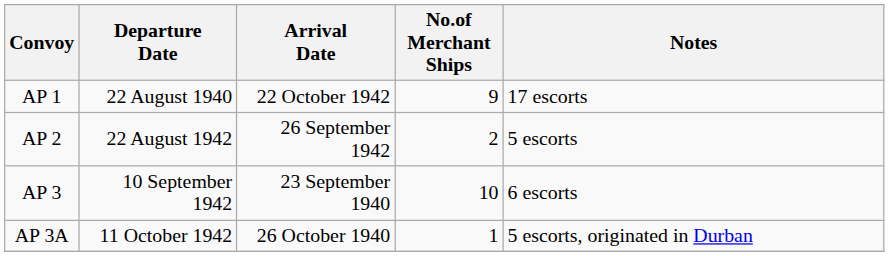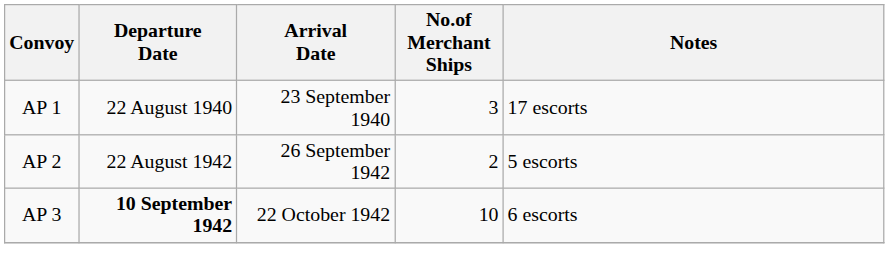(323, 96) 22 October 1942 -> (335, 107) 23 September 1940
(494, 96) 9 -> (494, 107) 3
(177, 192) normal -> (174, 215) bold
(335, 192) 23 September 1940 -> (323, 215) 22 October 1942
- row: (42, 235)
